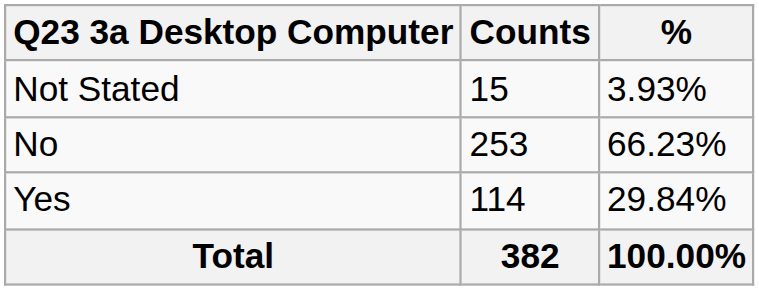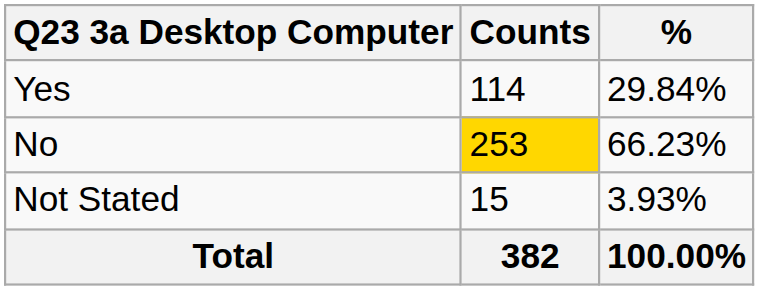rows swapped: (42, 199) <-> (96, 88)
(499, 144) no background -> (499, 144) gold background
